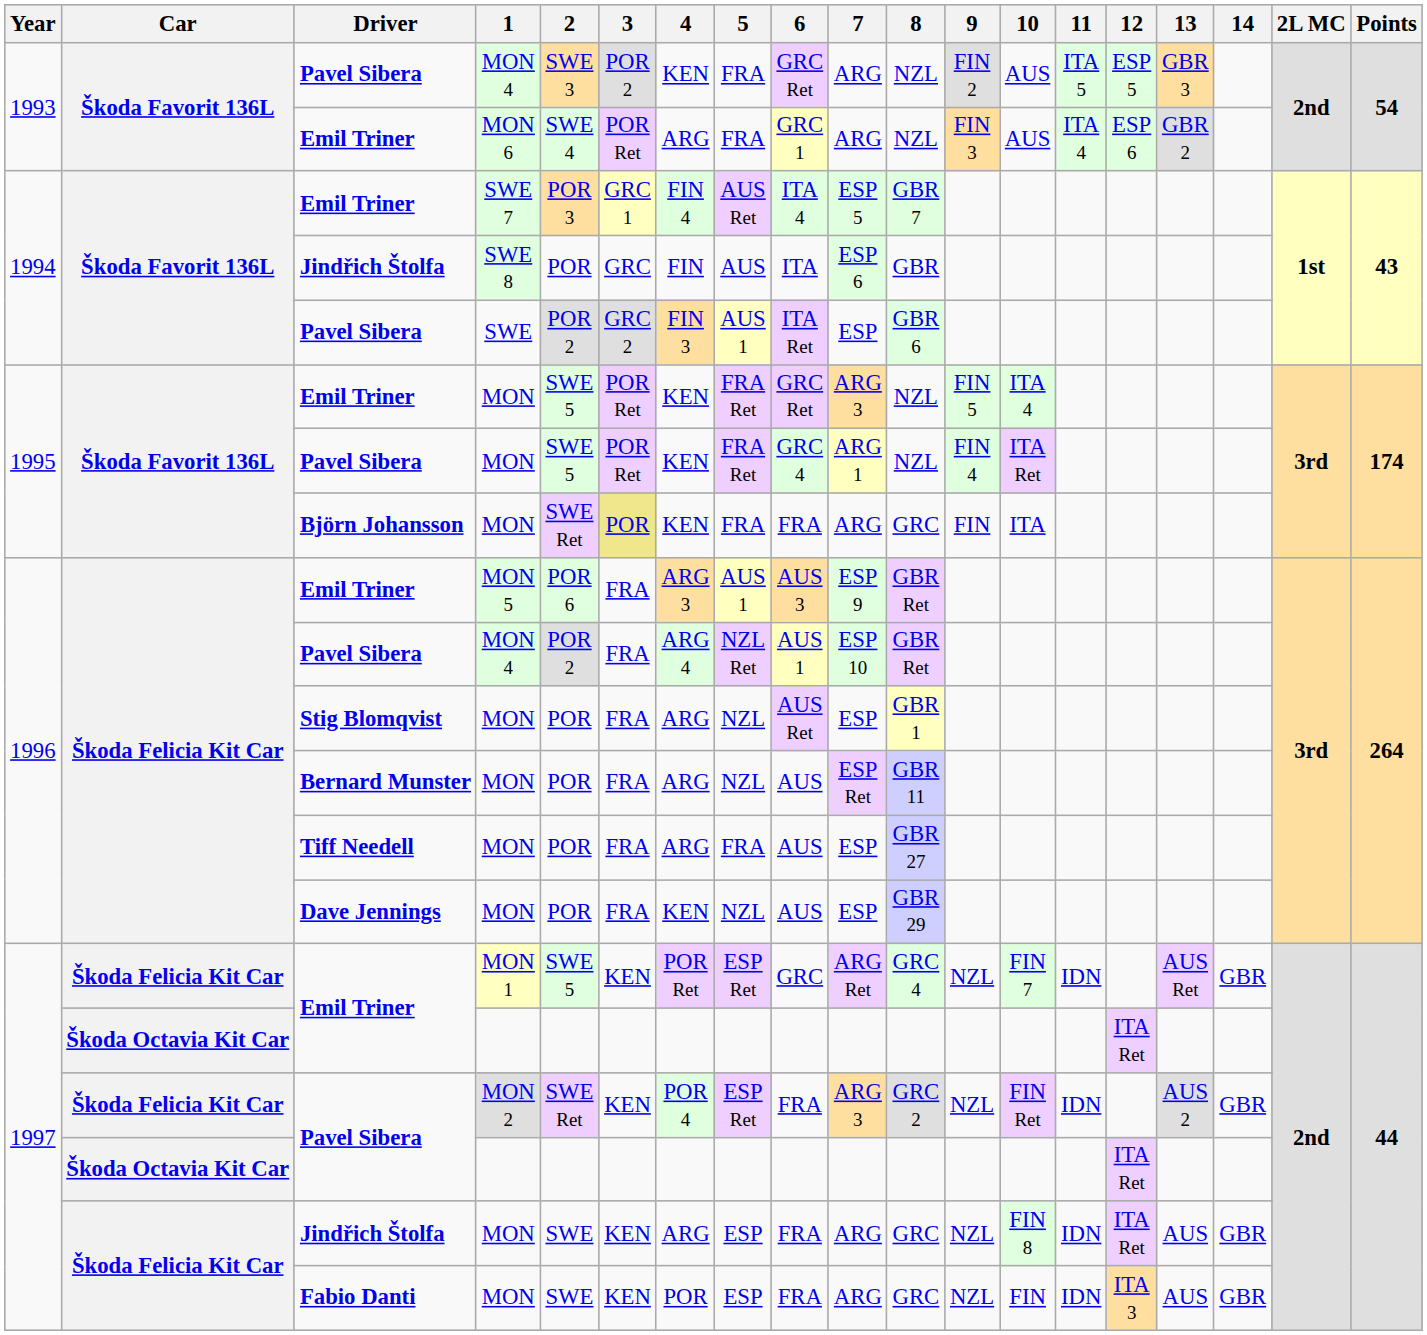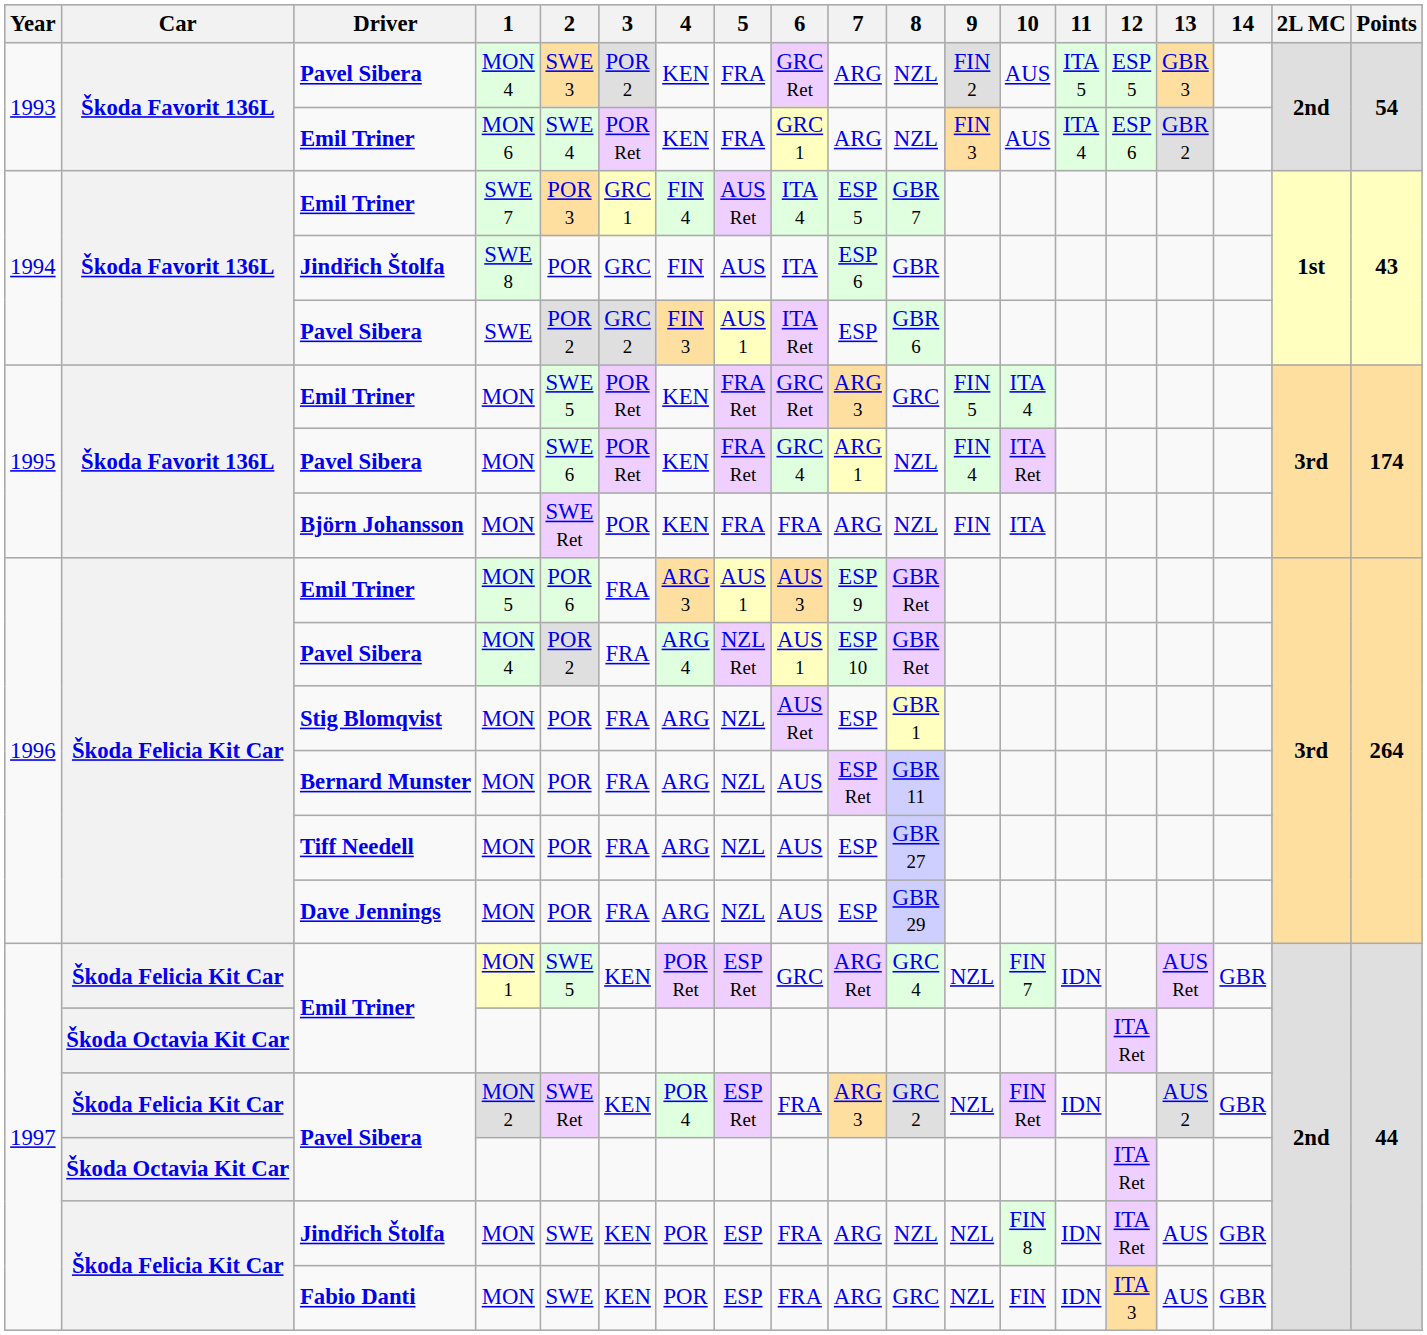(686, 138) ARG -> (686, 138) KEN
(916, 396) NZL -> (916, 396) GRC
(569, 460) SWE 5 -> (569, 460) SWE 6
(628, 525) khaki background -> (628, 525) no background
(916, 525) GRC -> (916, 525) NZL
(743, 847) FRA -> (743, 847) NZL
(686, 911) KEN -> (686, 911) ARG
(686, 1233) ARG -> (686, 1233) POR
(916, 1233) GRC -> (916, 1233) NZL
